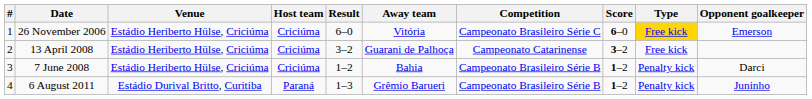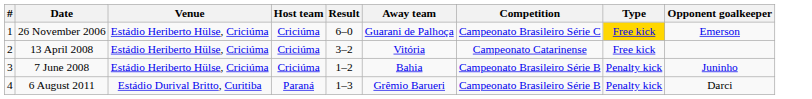- column: (619, 13)
(409, 31) Vitória -> (409, 31) Guarani de Palhoça
(409, 49) Guarani de Palhoça -> (409, 49) Vitória
(752, 67) Darci -> (720, 67) Juninho
(752, 85) Juninho -> (720, 85) Darci
